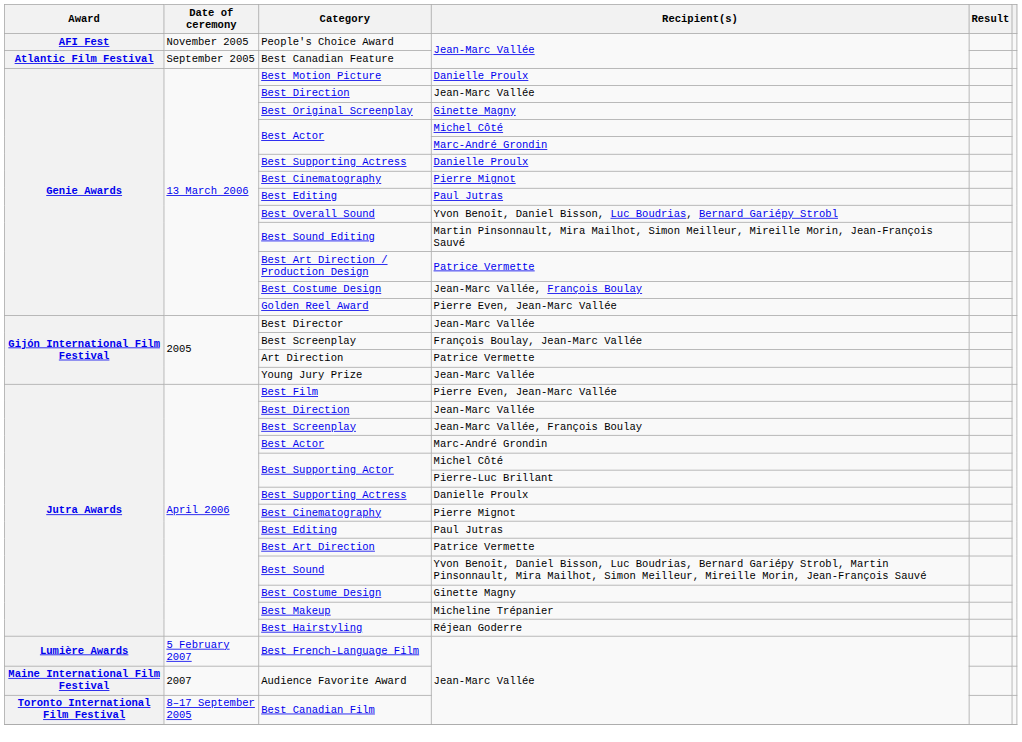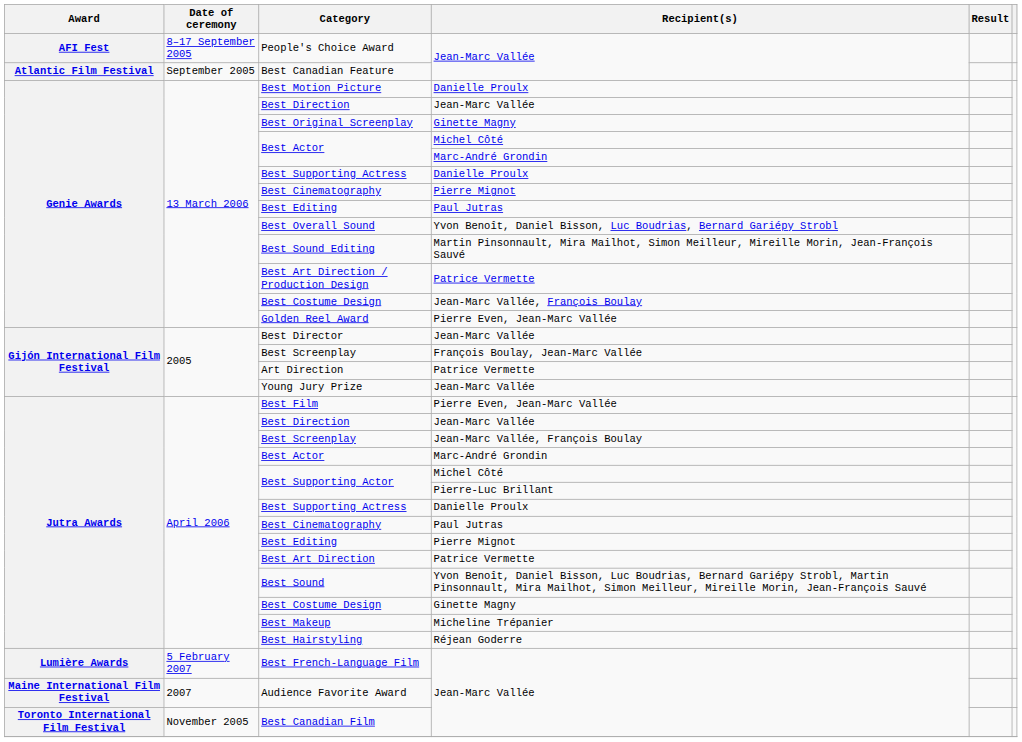(207, 42) November 2005 -> (211, 48) 8–17 September 2005
(475, 513) Pierre Mignot -> (468, 525) Paul Jutras
(468, 530) Paul Jutras -> (475, 542) Pierre Mignot
(211, 710) 8–17 September 2005 -> (207, 722) November 2005
